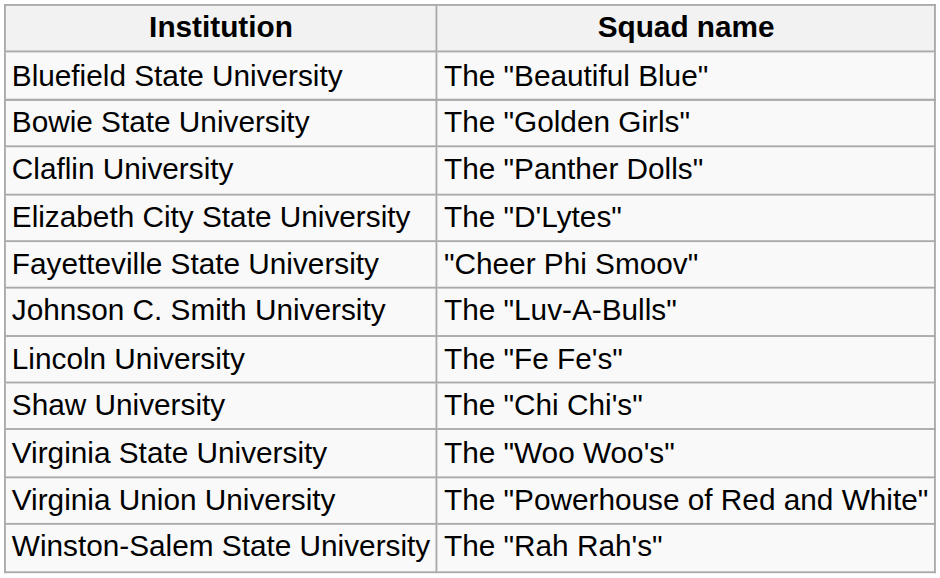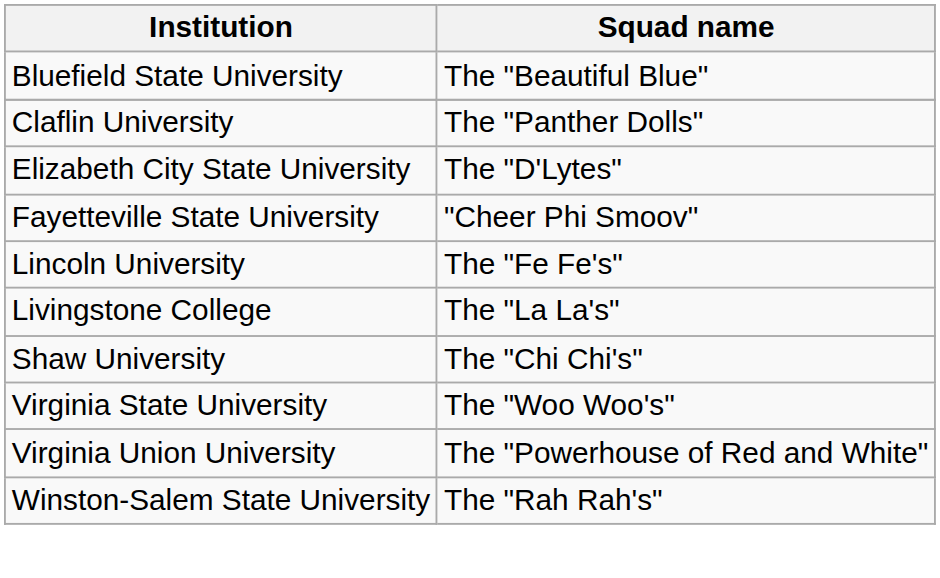- row: (161, 122)
- row: (199, 311)
+ row: (142, 311)
